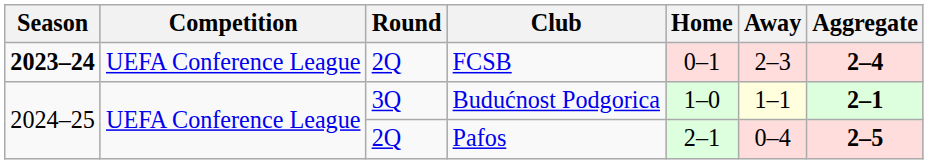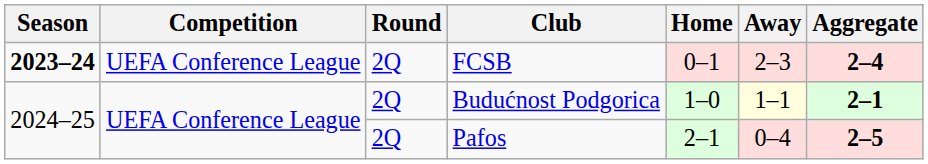(386, 100) 3Q -> (386, 100) 2Q
